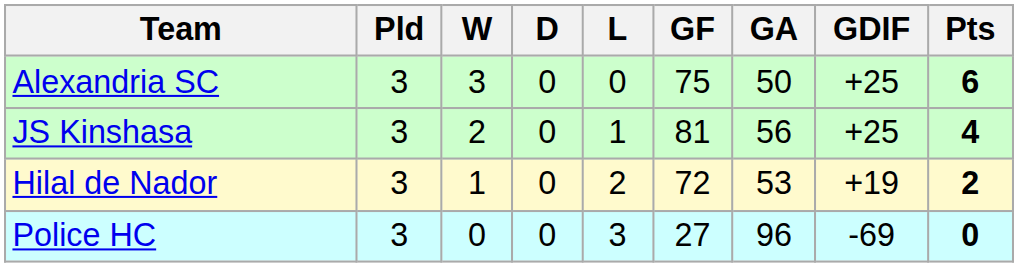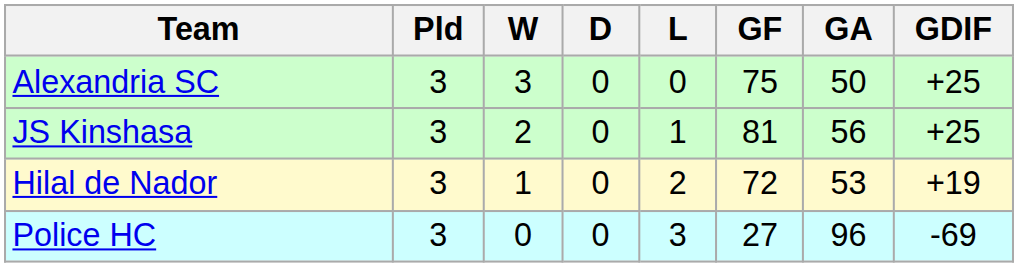- column: (970, 30)
